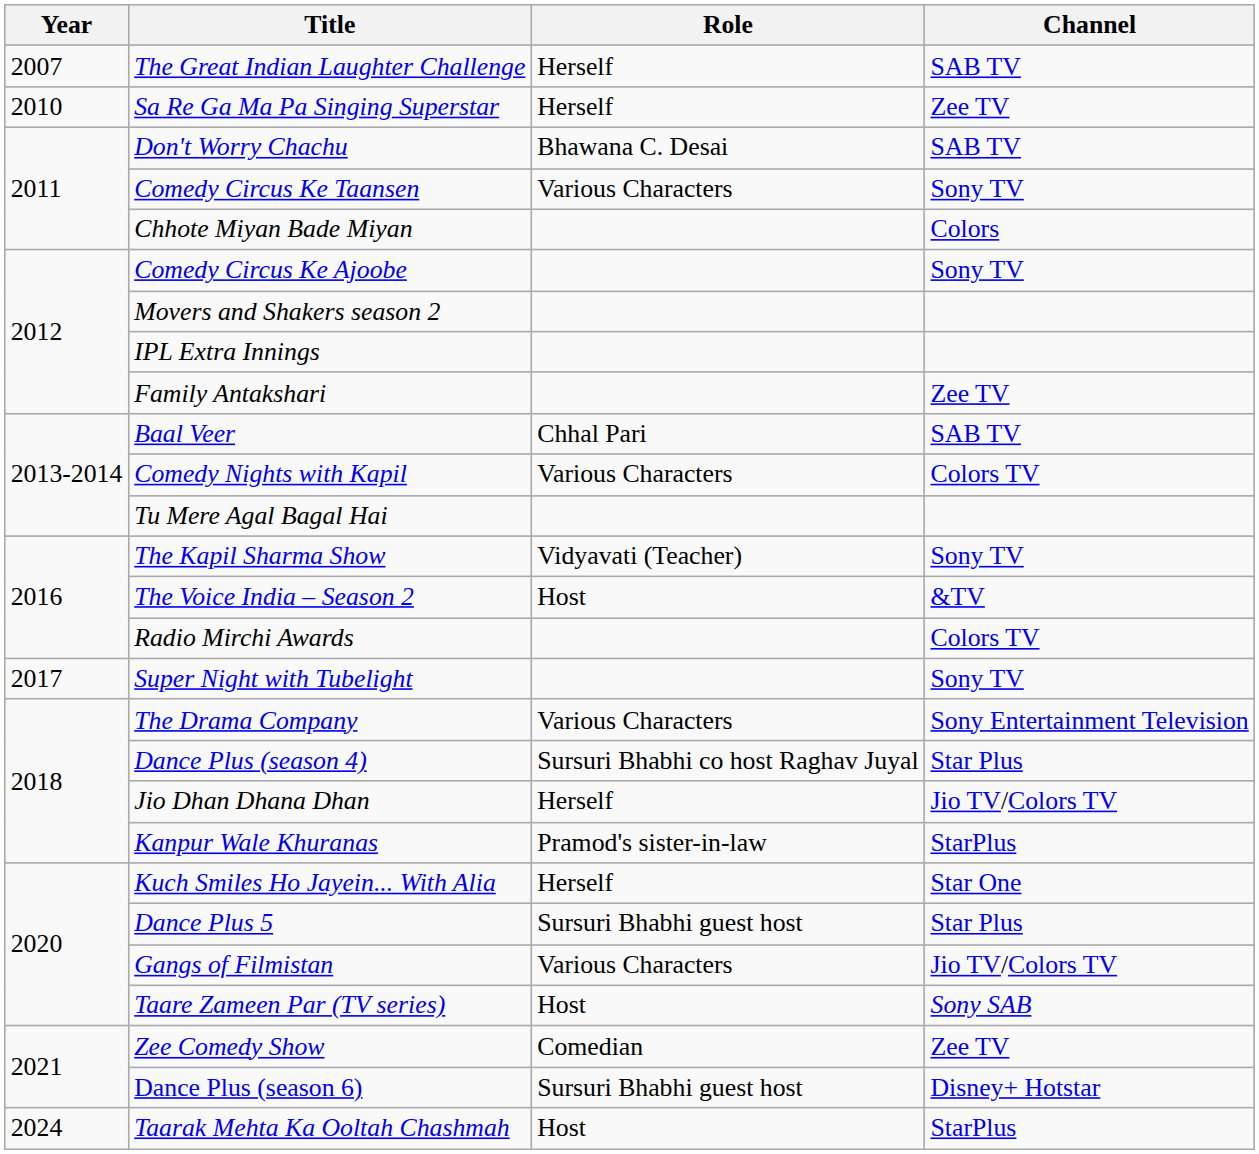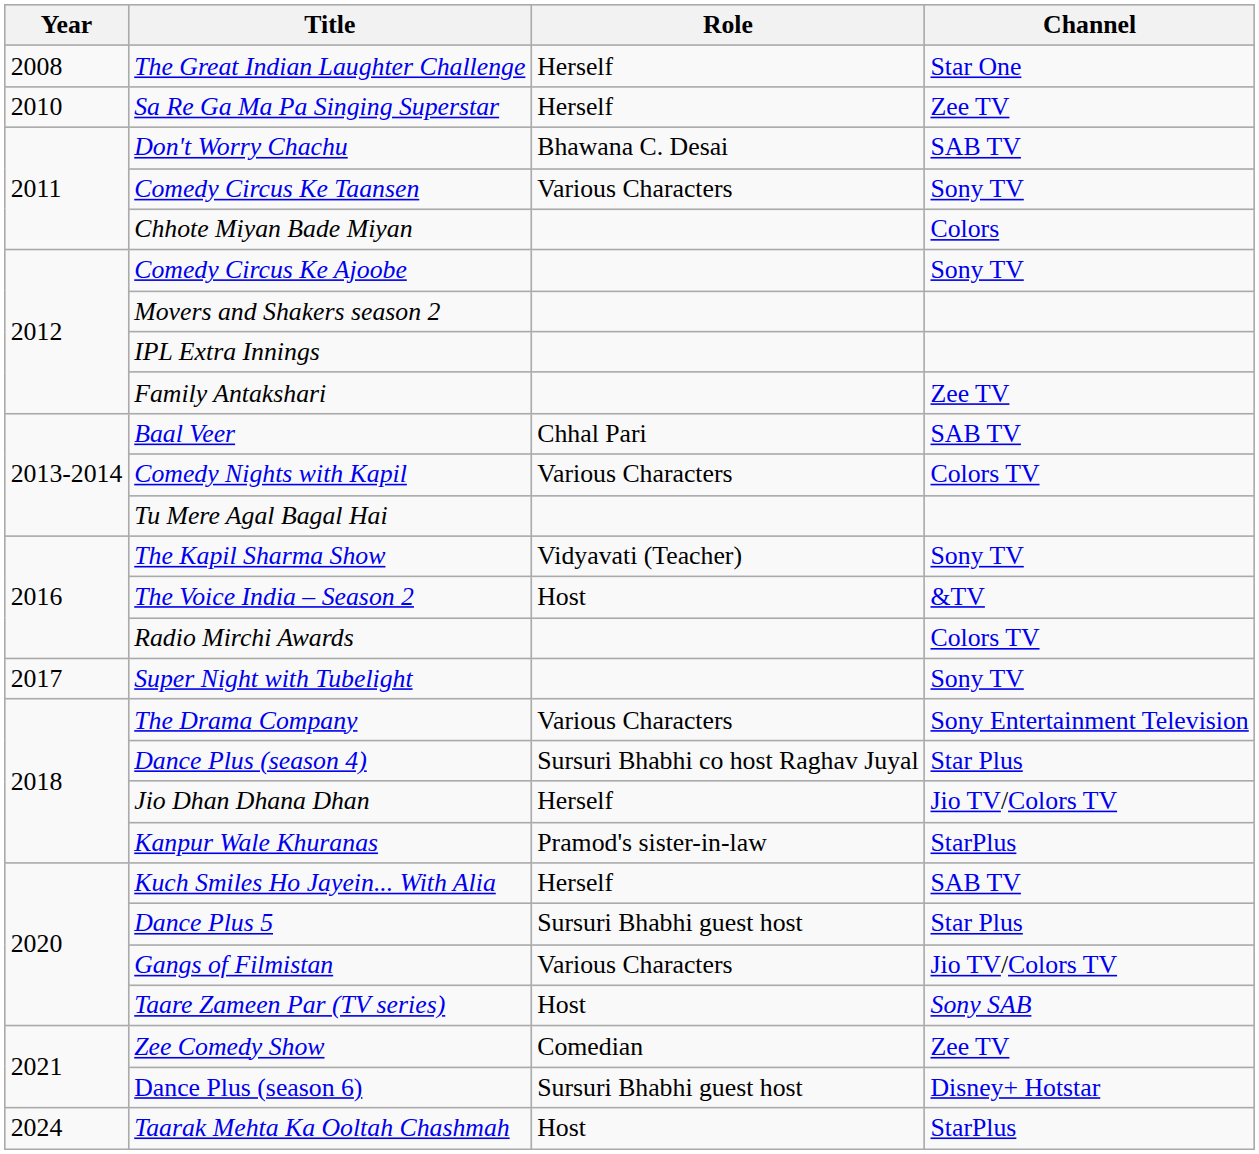(37, 65) 2007 -> (37, 65) 2008
(976, 65) SAB TV -> (976, 65) Star One
(976, 882) Star One -> (976, 882) SAB TV
